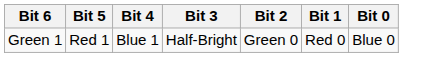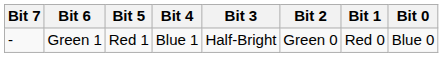+ column: (24, 16)
